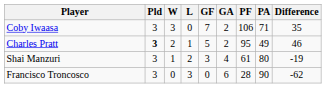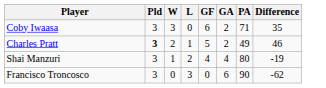- column: (246, 12)
(207, 28) 7 -> (207, 28) 6
(207, 59) 3 -> (207, 59) 4
